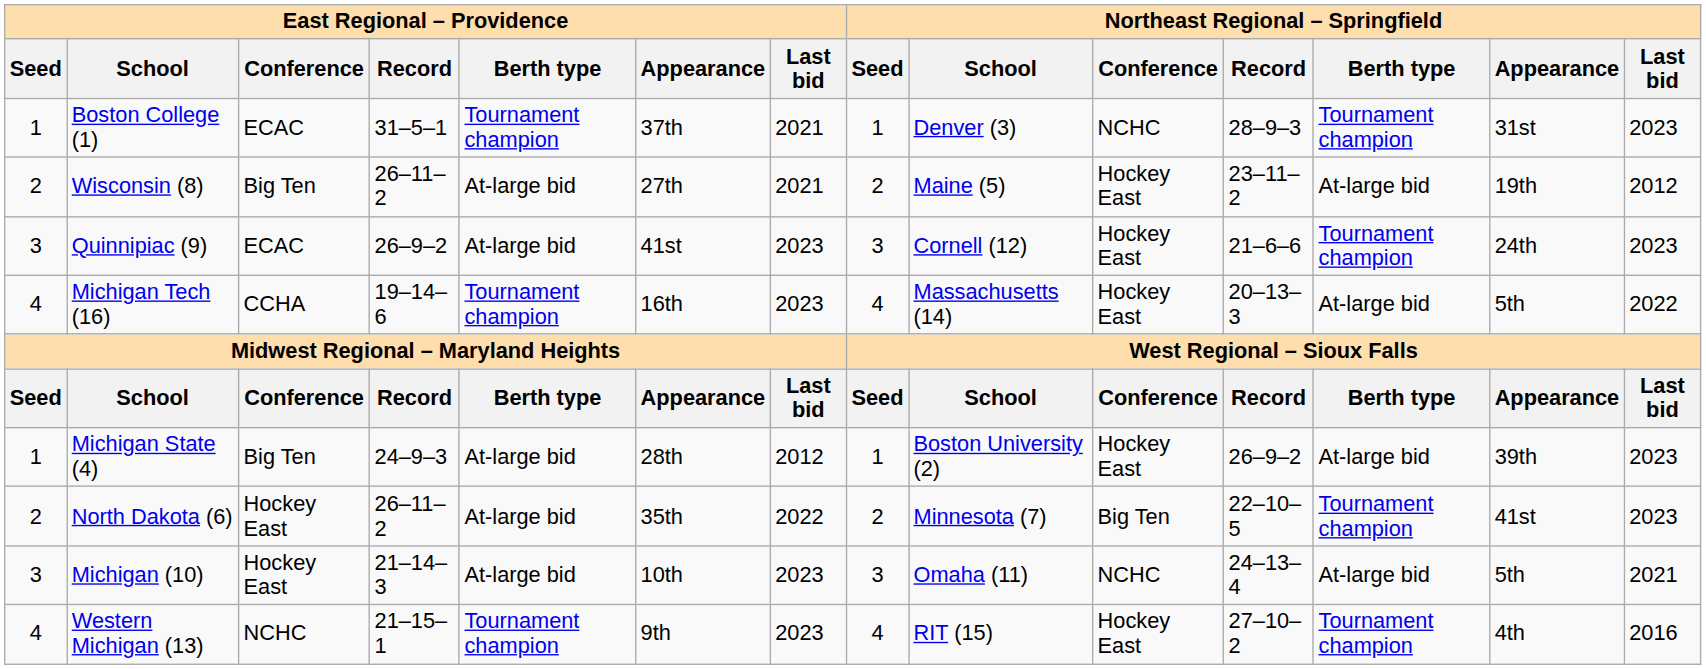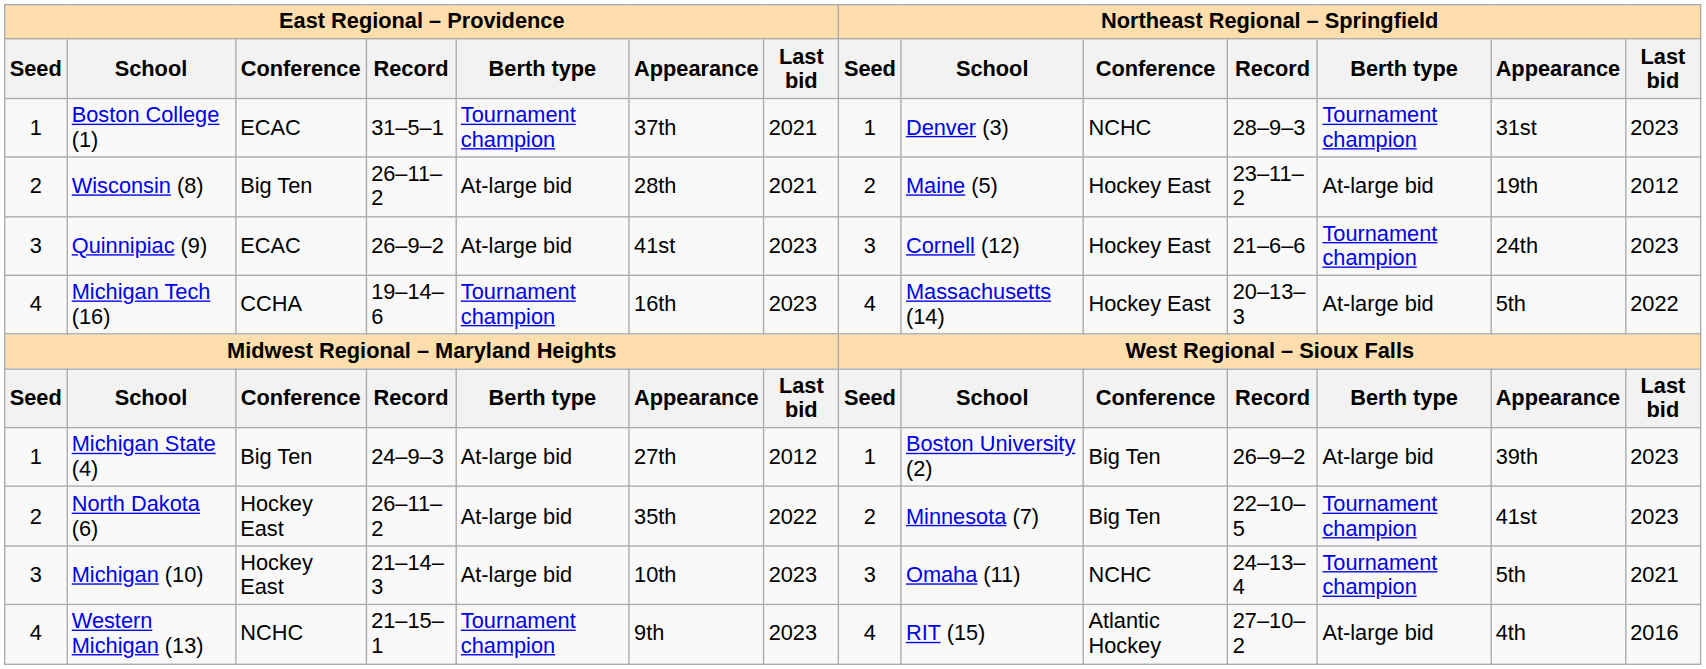(662, 186) 27th -> (655, 186) 28th
(662, 456) 28th -> (655, 456) 27th
(1134, 456) Hockey East -> (1125, 456) Big Ten
(1374, 574) At-large bid -> (1380, 574) Tournament champion
(1134, 633) Hockey East -> (1125, 633) Atlantic Hockey
(1376, 633) Tournament champion -> (1378, 633) At-large bid
